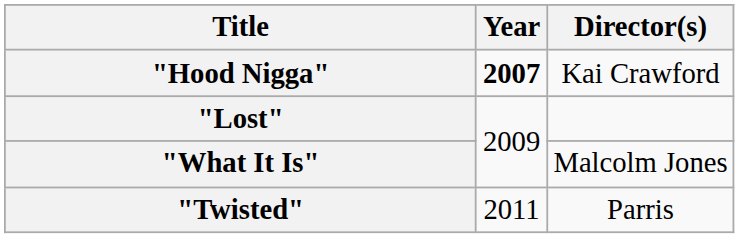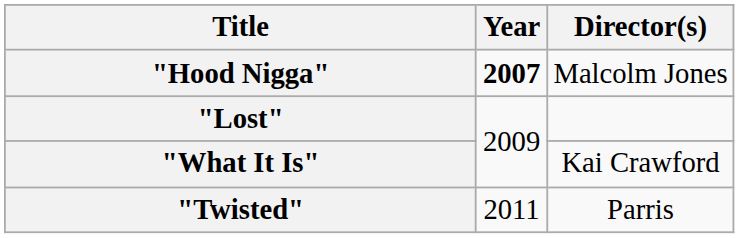(641, 72) Kai Crawford -> (641, 72) Malcolm Jones
(641, 163) Malcolm Jones -> (641, 163) Kai Crawford
